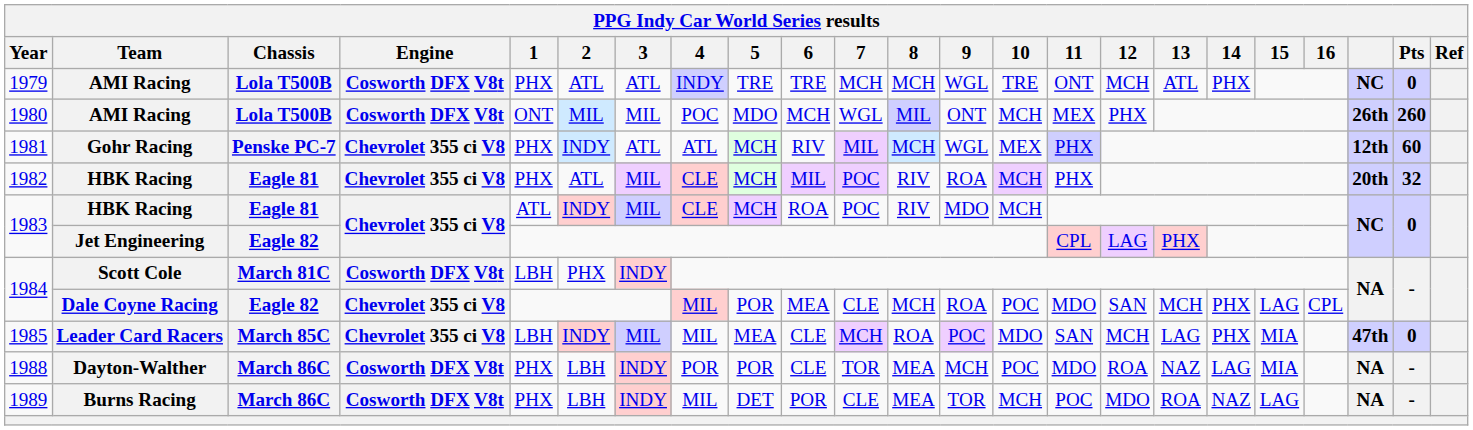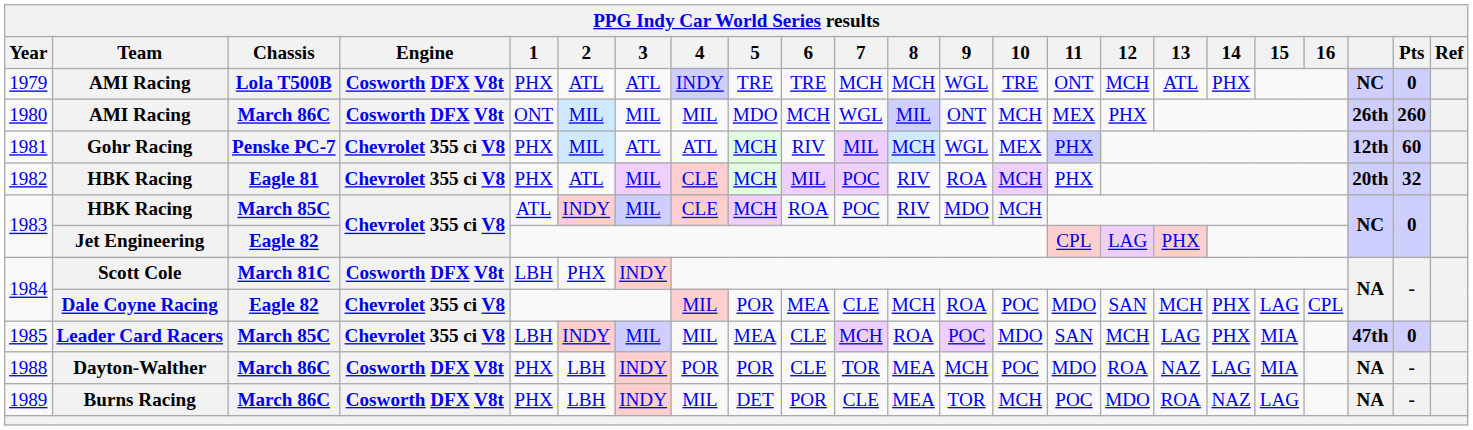(284, 115) Lola T500B -> (284, 115) March 86C
(700, 115) POC -> (700, 115) MIL
(586, 147) INDY -> (586, 147) MIL
(284, 210) Eagle 81 -> (284, 210) March 85C
